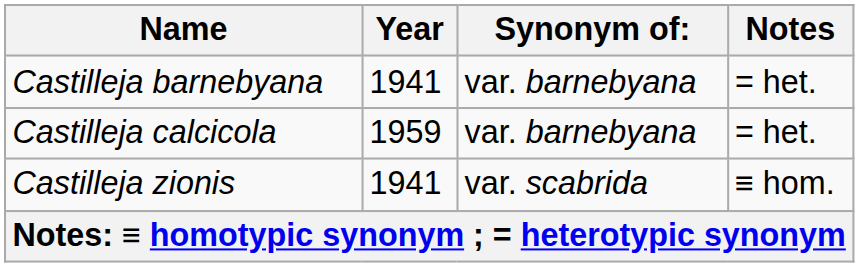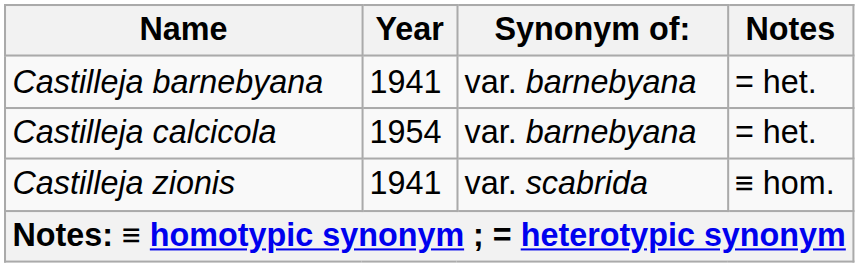(405, 132) 1959 -> (405, 132) 1954
